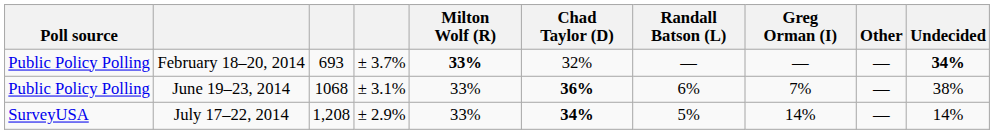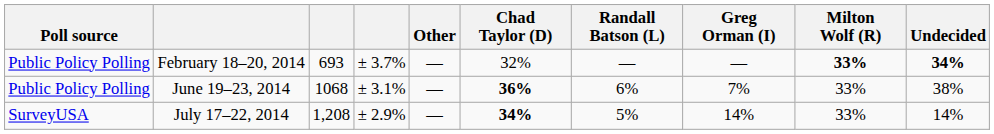columns swapped: (465, 27) <-> (881, 36)
